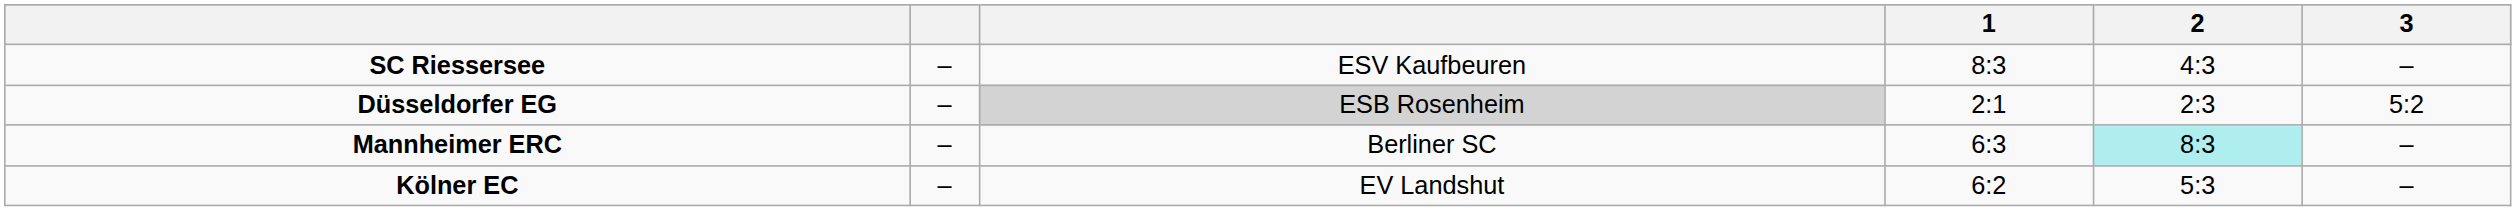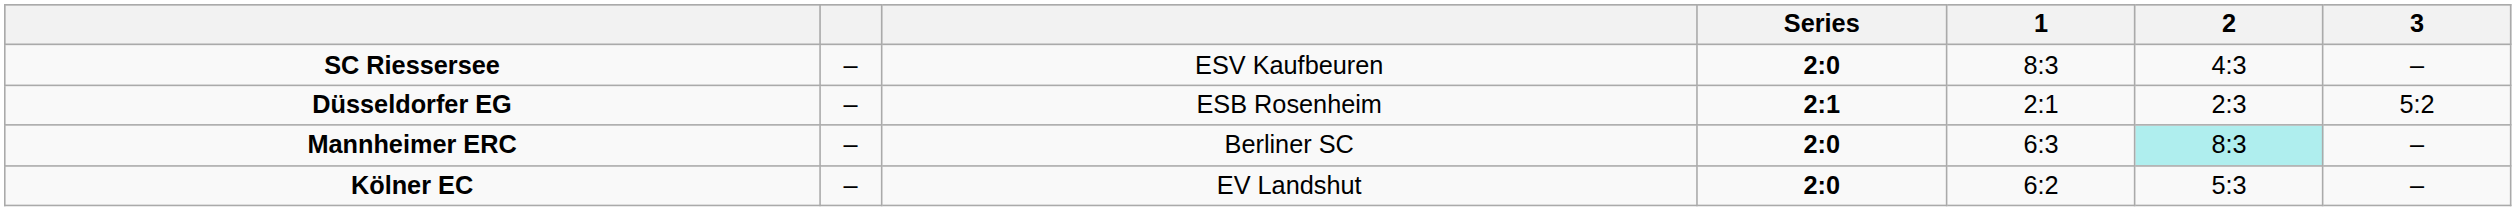+ column: (1822, 24)
(1432, 104) lightgrey background -> (1289, 104) no background
